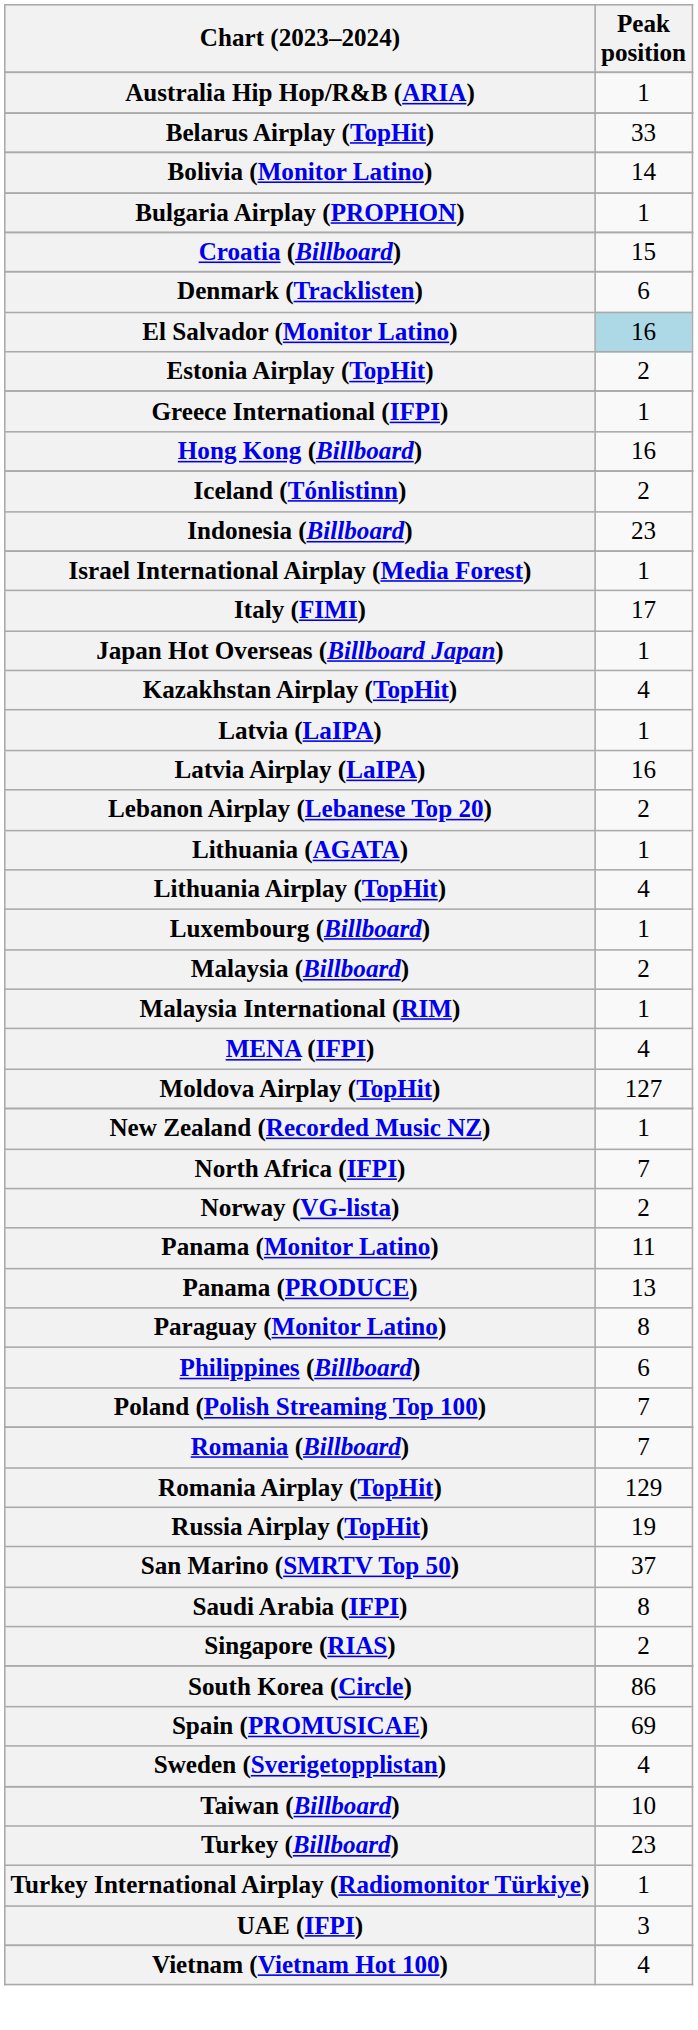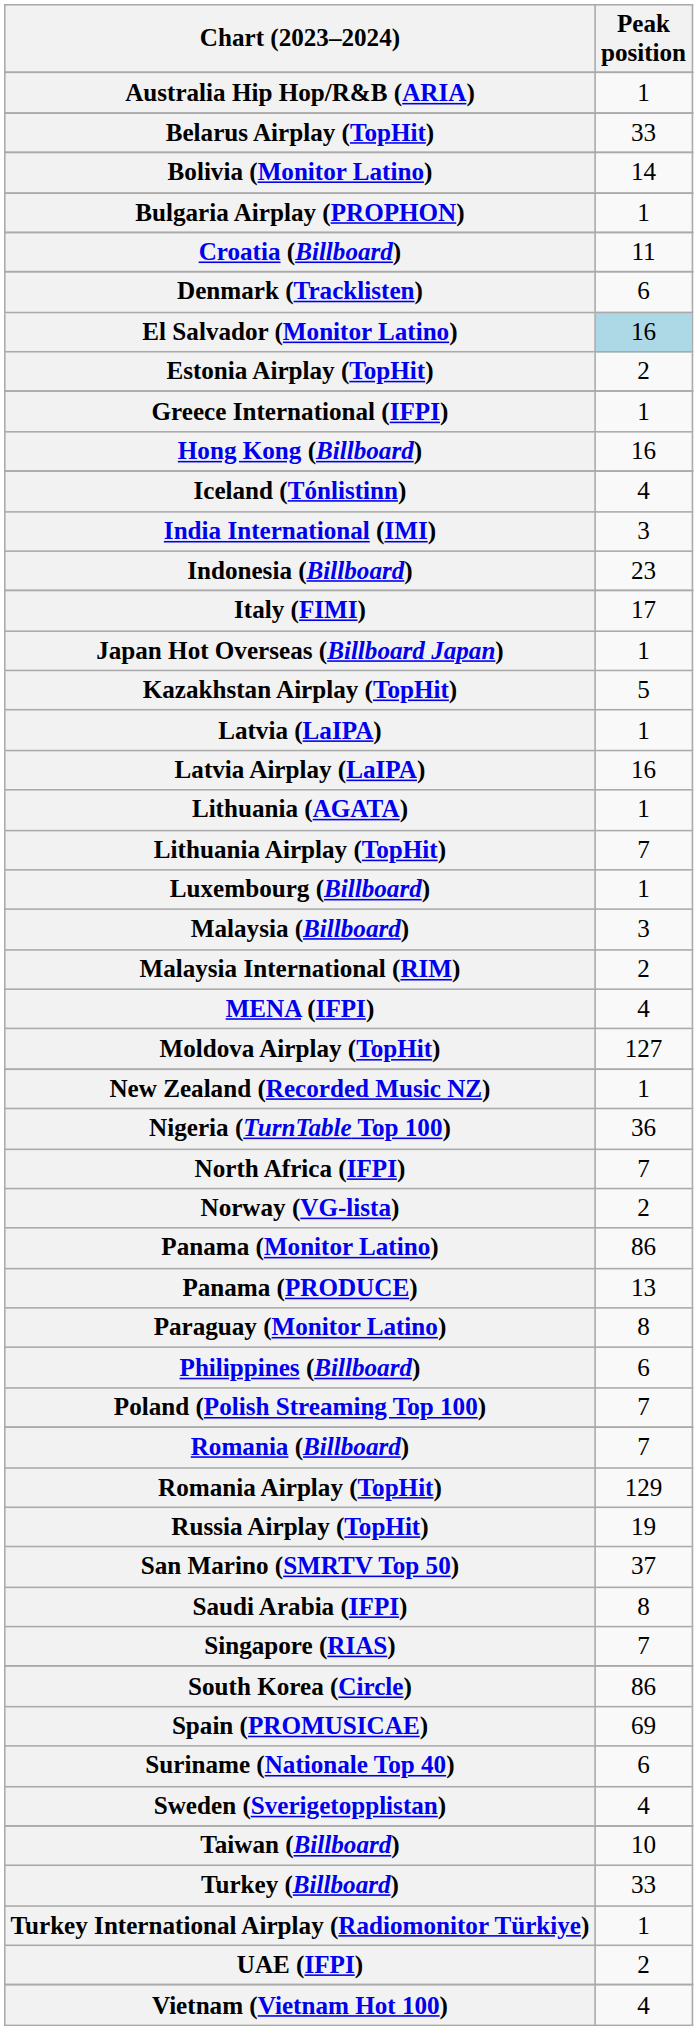(644, 251) 15 -> (644, 251) 11
(644, 490) 2 -> (644, 490) 4
+ row: (300, 530)
- row: (300, 570)
(644, 690) 4 -> (644, 690) 5
- row: (300, 809)
(644, 889) 4 -> (644, 849) 7
(644, 968) 2 -> (644, 929) 3
(644, 1008) 1 -> (644, 968) 2
+ row: (300, 1128)
(644, 1247) 11 -> (644, 1247) 86
(644, 1646) 2 -> (644, 1646) 7
+ row: (300, 1765)
(644, 1845) 23 -> (644, 1885) 33
(644, 1925) 3 -> (644, 1964) 2
